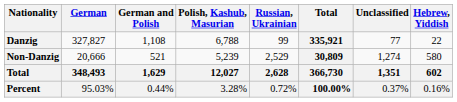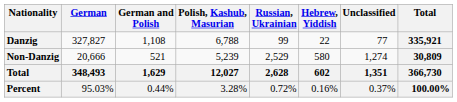columns swapped: (432, 18) <-> (326, 12)
